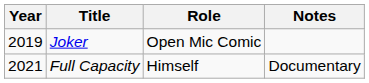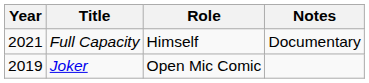rows swapped: (69, 41) <-> (95, 66)
